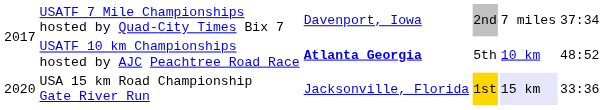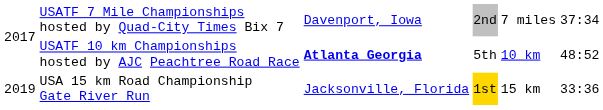(20, 89) 2020 -> (20, 89) 2019
(521, 89) lavender background -> (521, 89) no background
